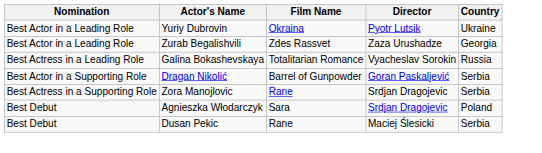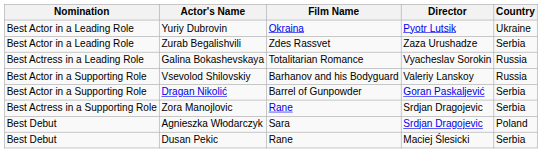(479, 44) Georgia -> (511, 44) Serbia
+ row: (206, 76)
